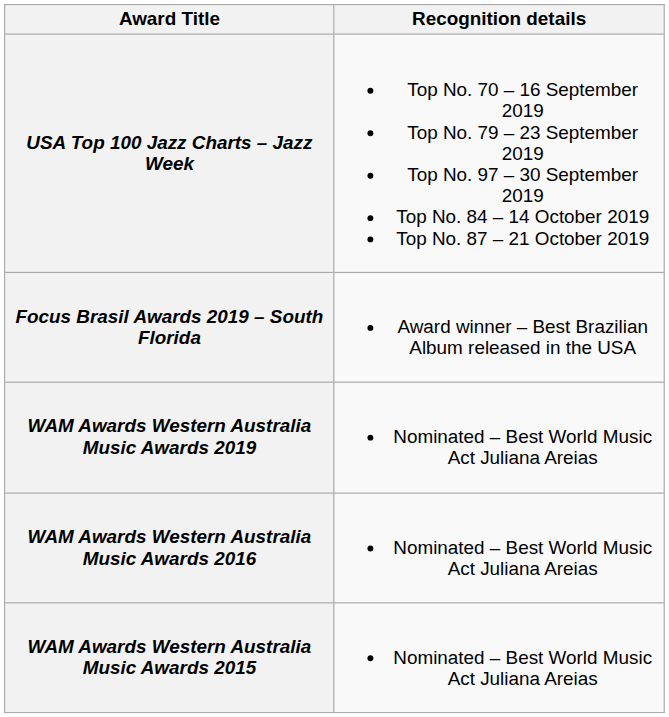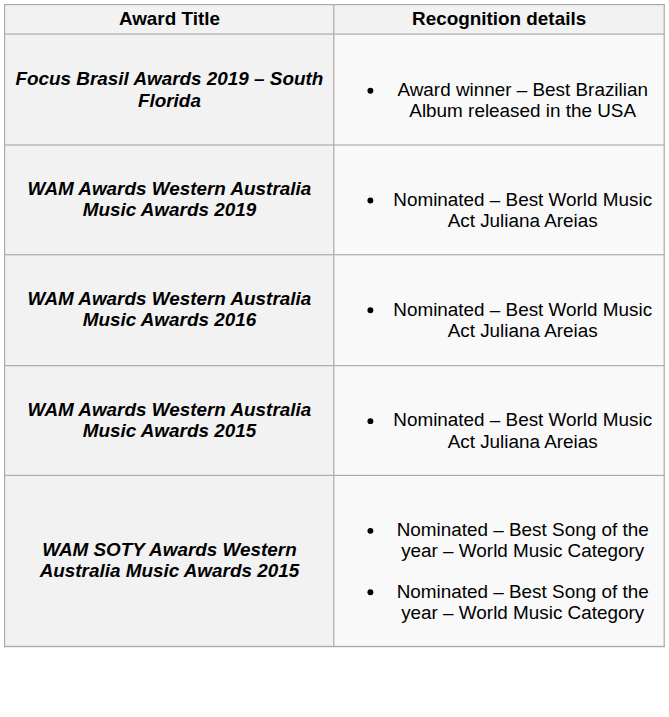- row: (169, 153)
+ row: (169, 560)
